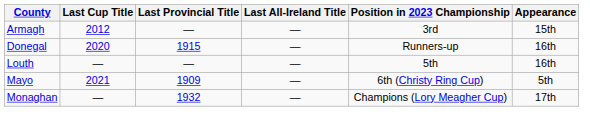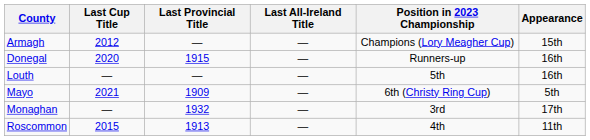(430, 30) 3rd -> (437, 42) Champions (Lory Meagher Cup)
(430, 98) Champions (Lory Meagher Cup) -> (437, 110) 3rd
+ row: (37, 127)
